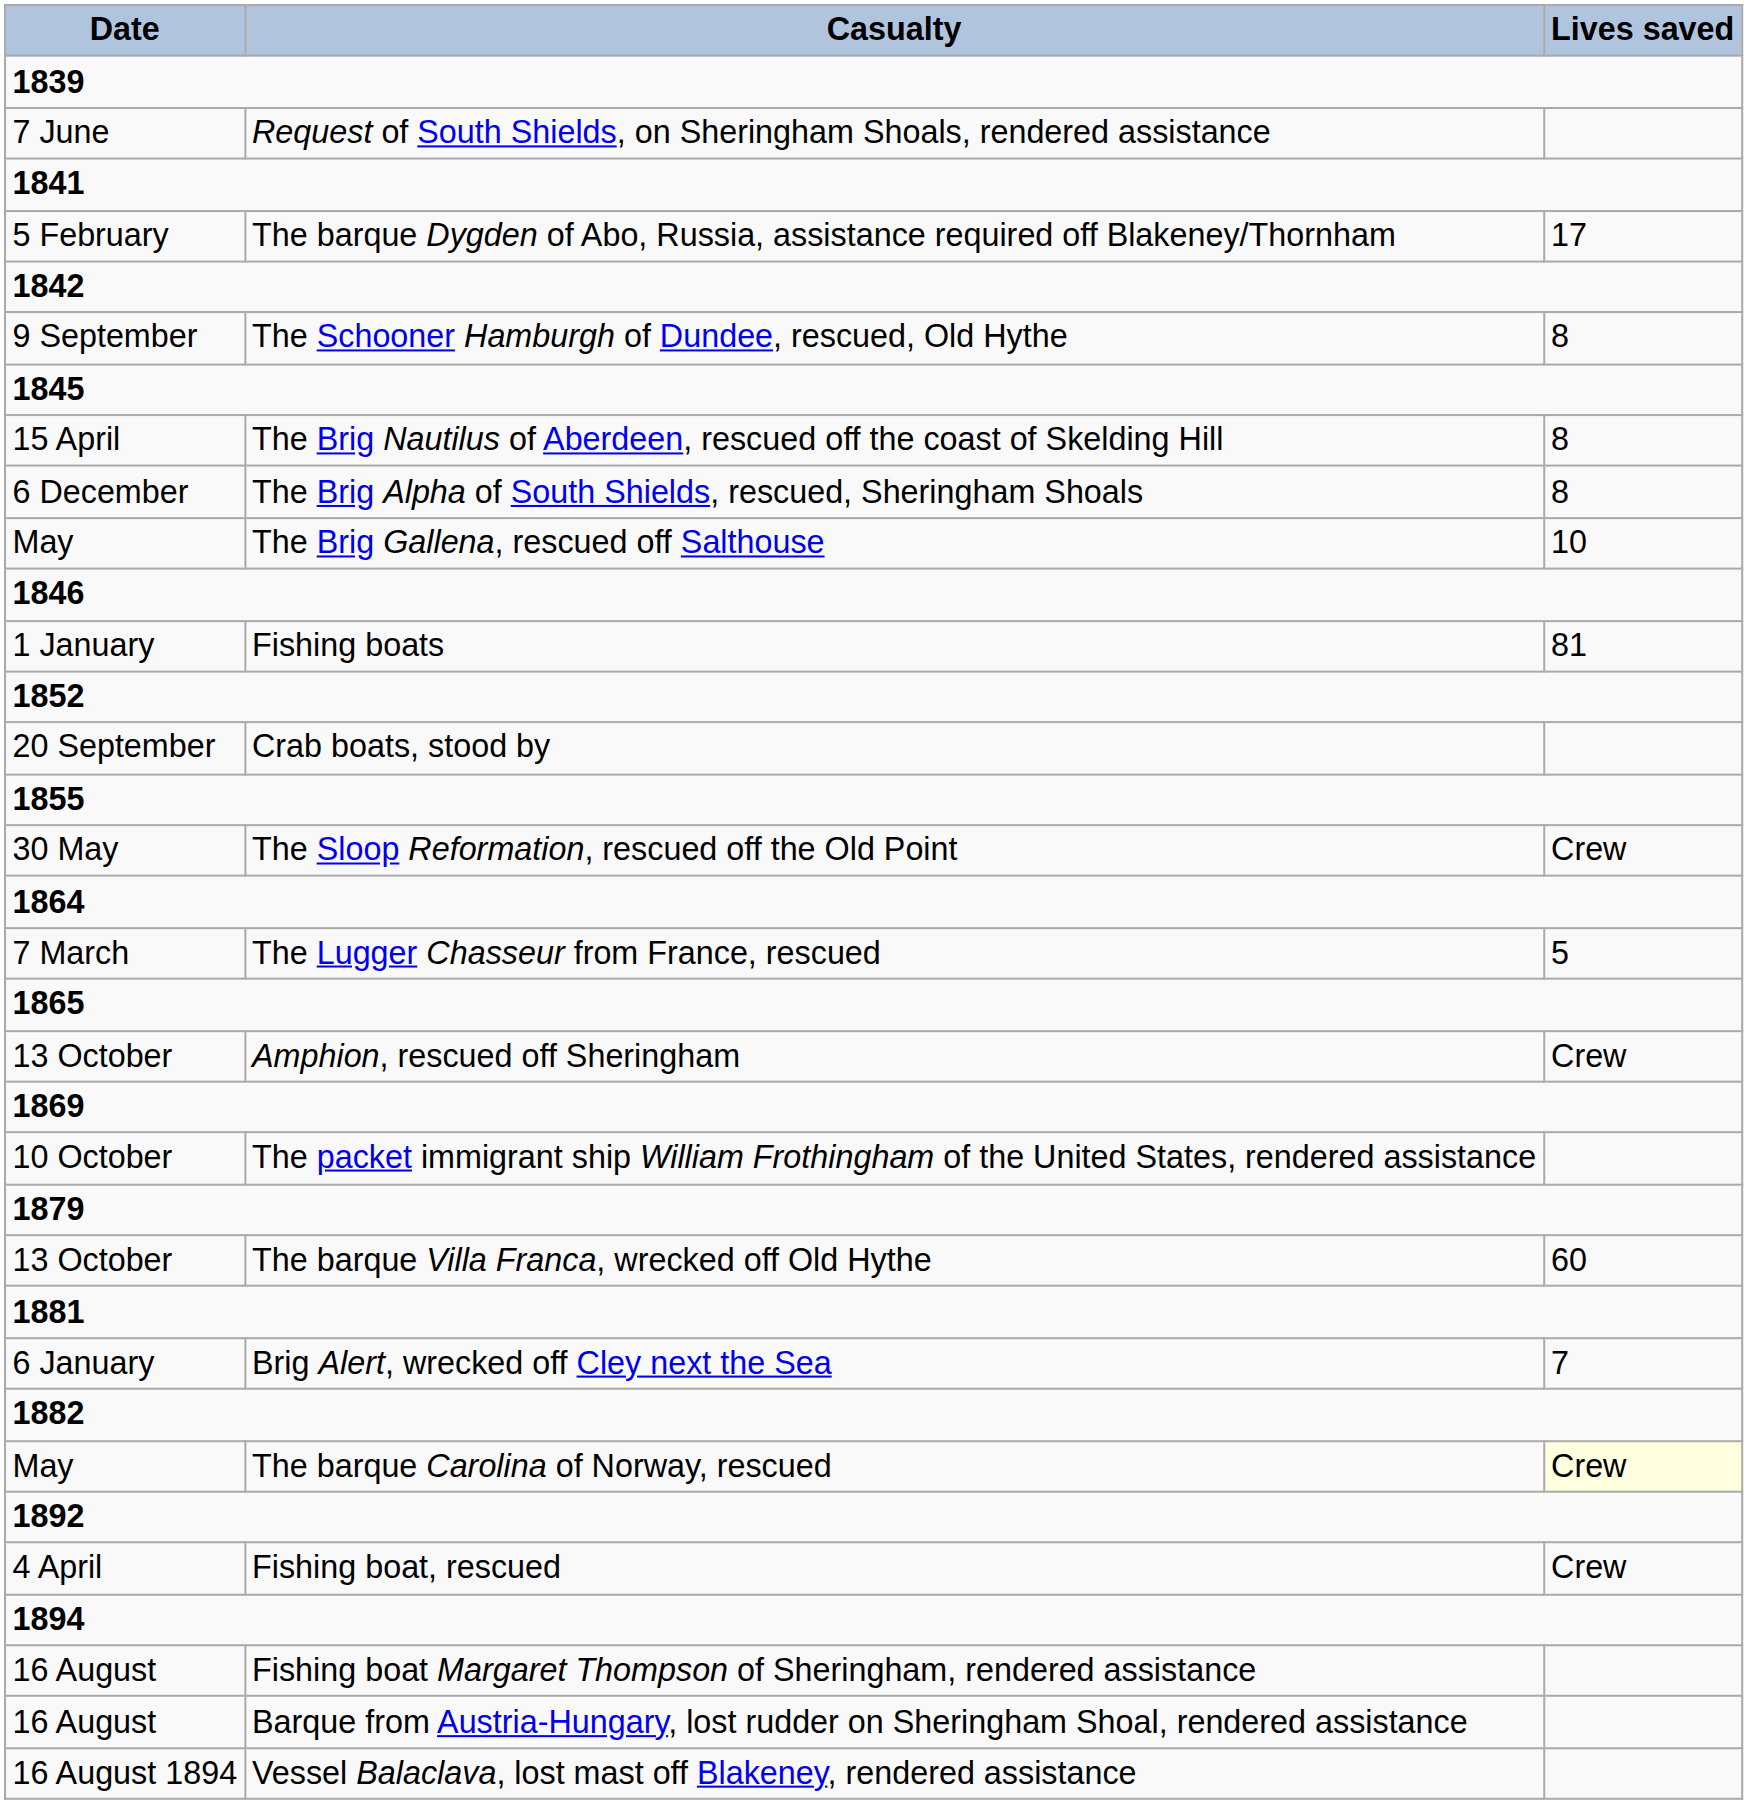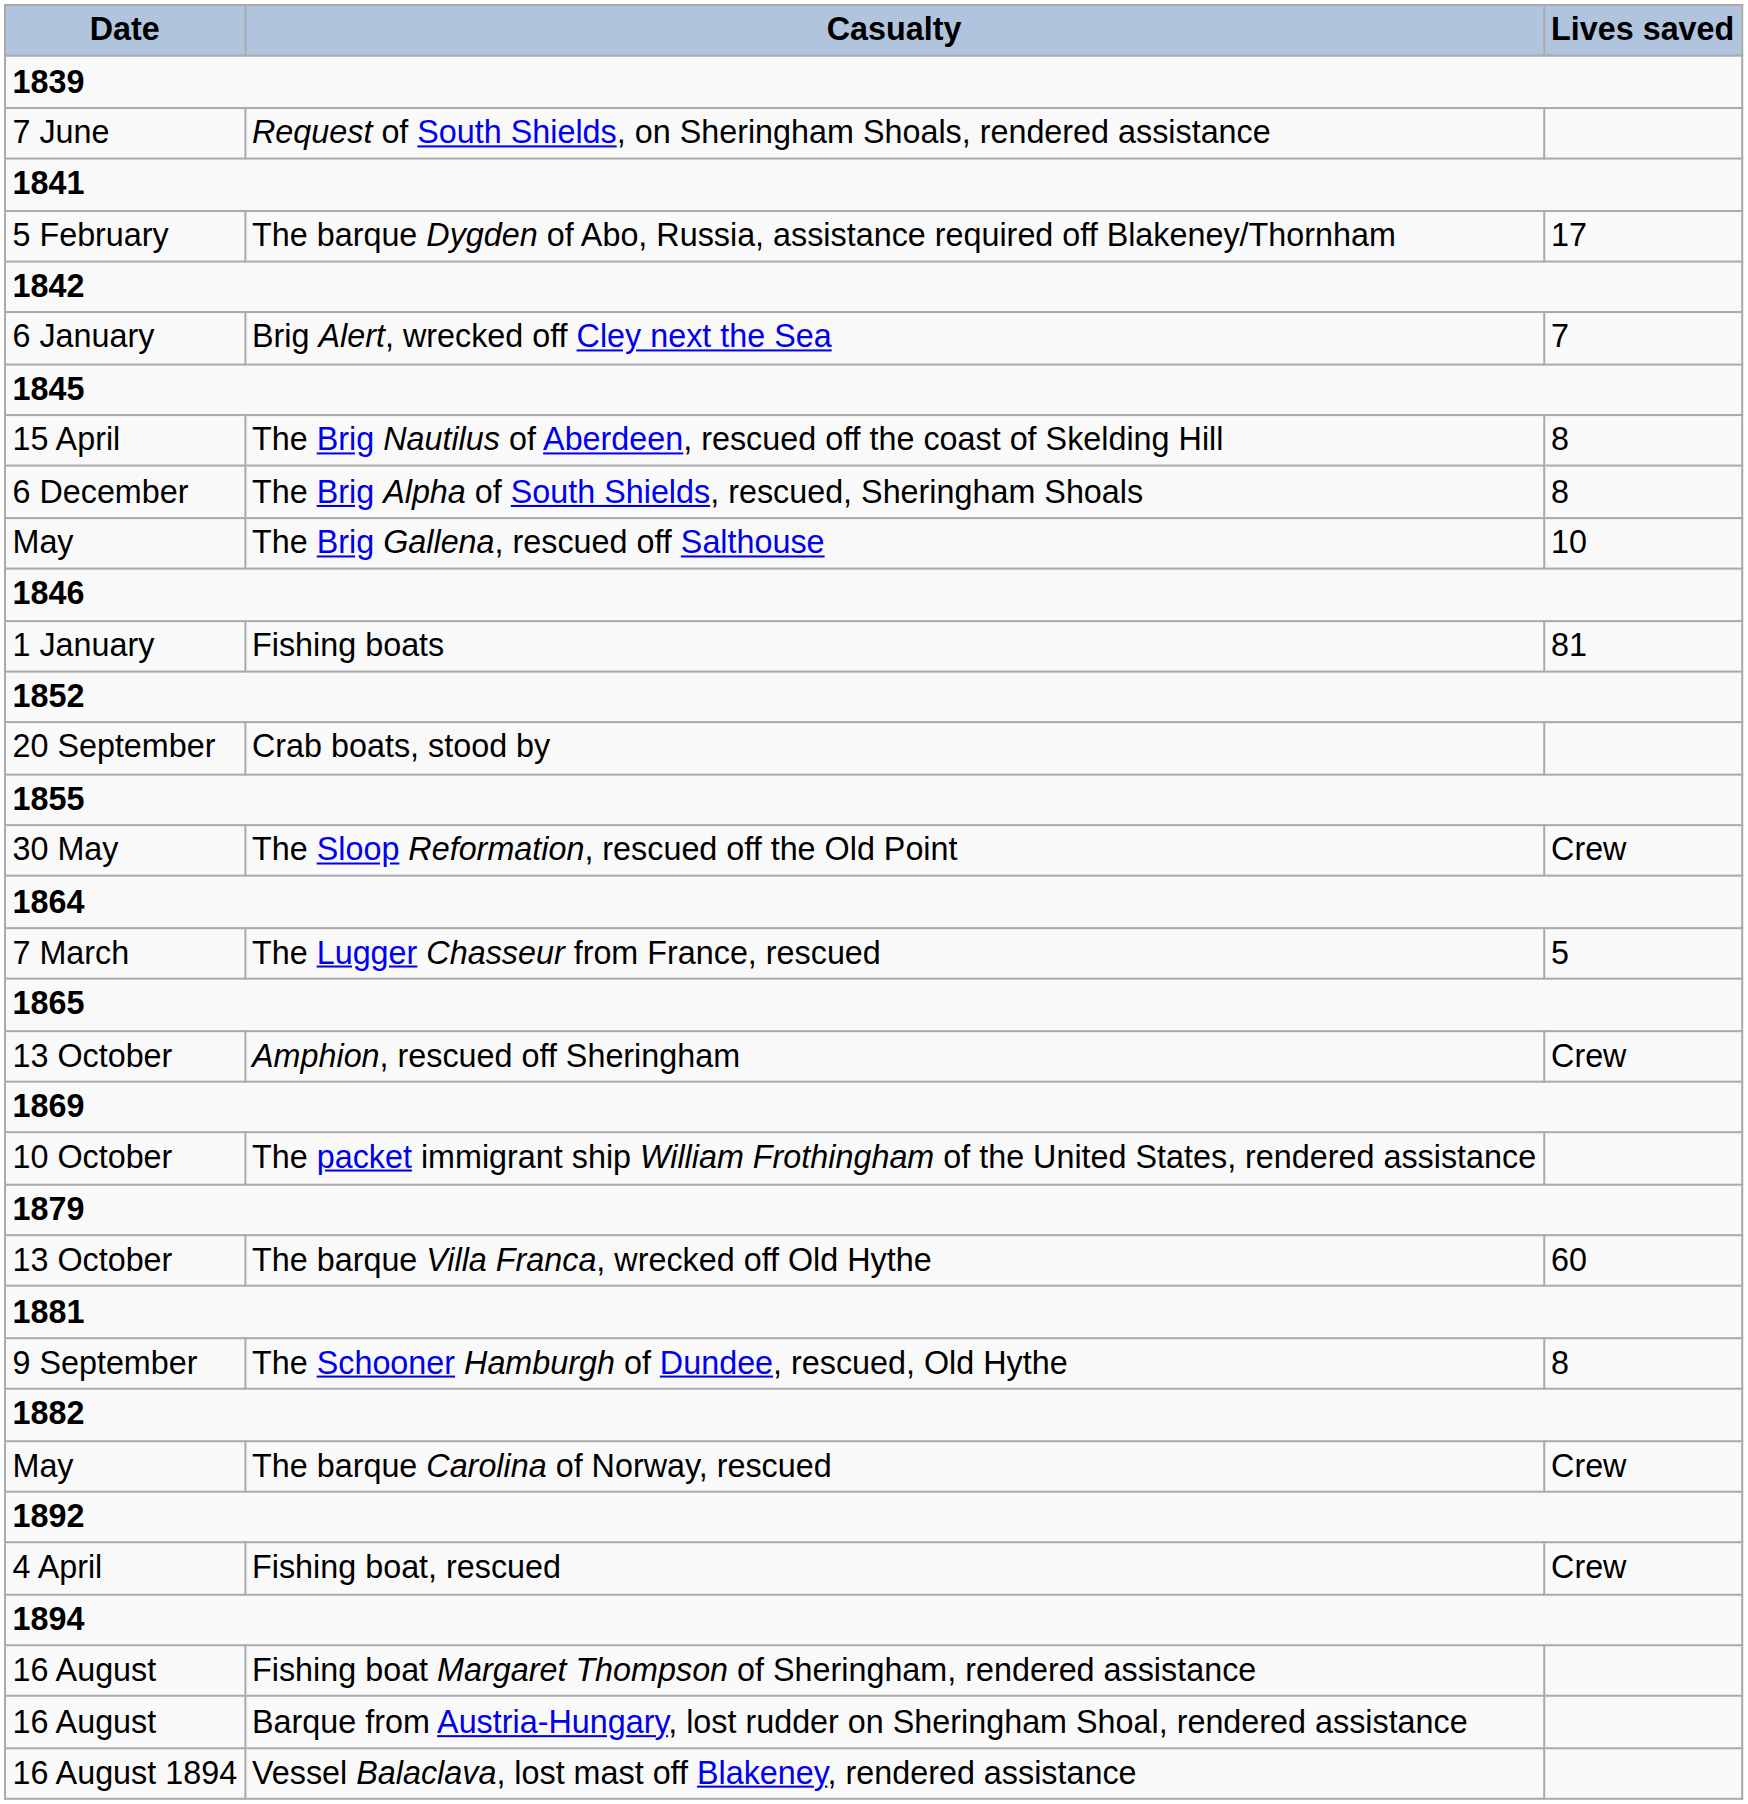rows swapped: (660, 337) <-> (542, 1362)
(1589, 1465) lightyellow background -> (1589, 1465) no background
